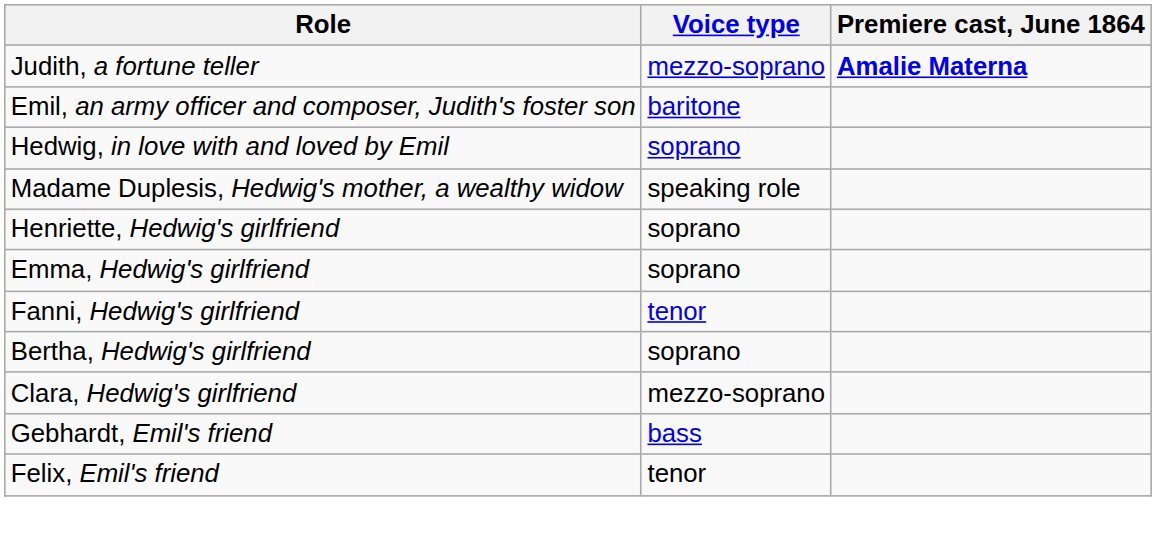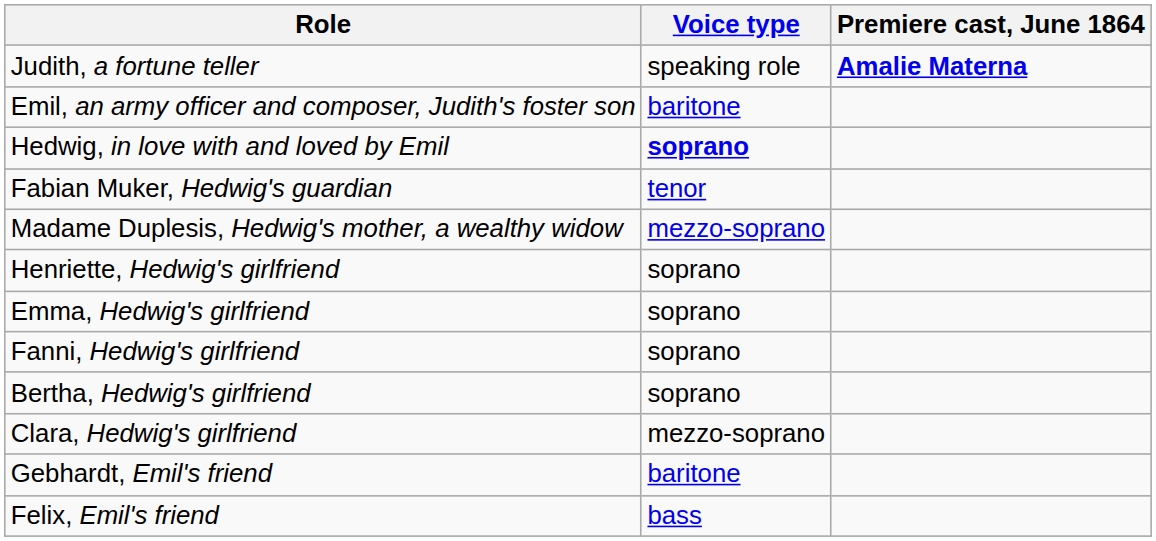(736, 65) mezzo-soprano -> (724, 65) speaking role
(694, 147) normal -> (698, 147) bold
+ row: (202, 188)
(724, 188) speaking role -> (736, 229) mezzo-soprano
(677, 310) tenor -> (694, 351) soprano
(675, 433) bass -> (694, 474) baritone
(677, 474) tenor -> (675, 515) bass
